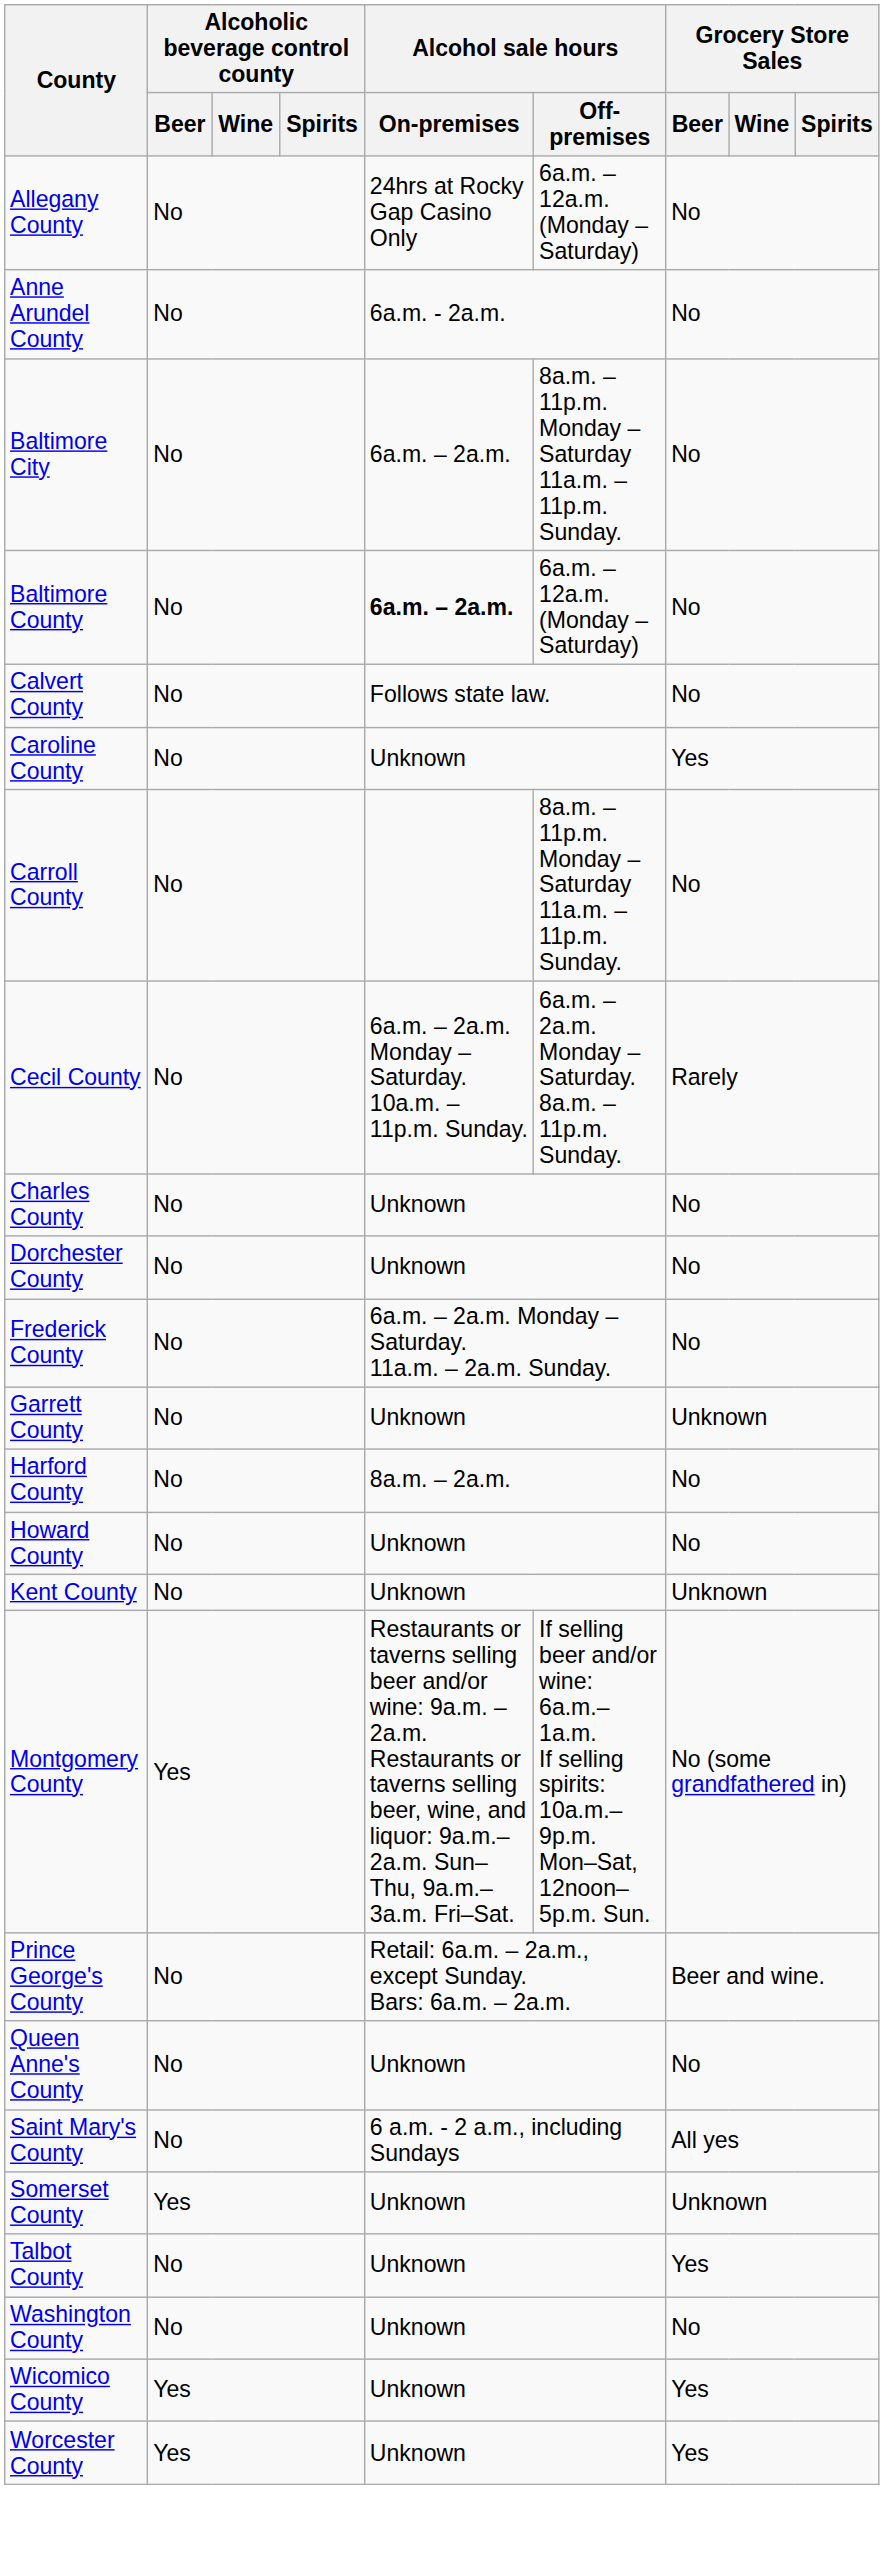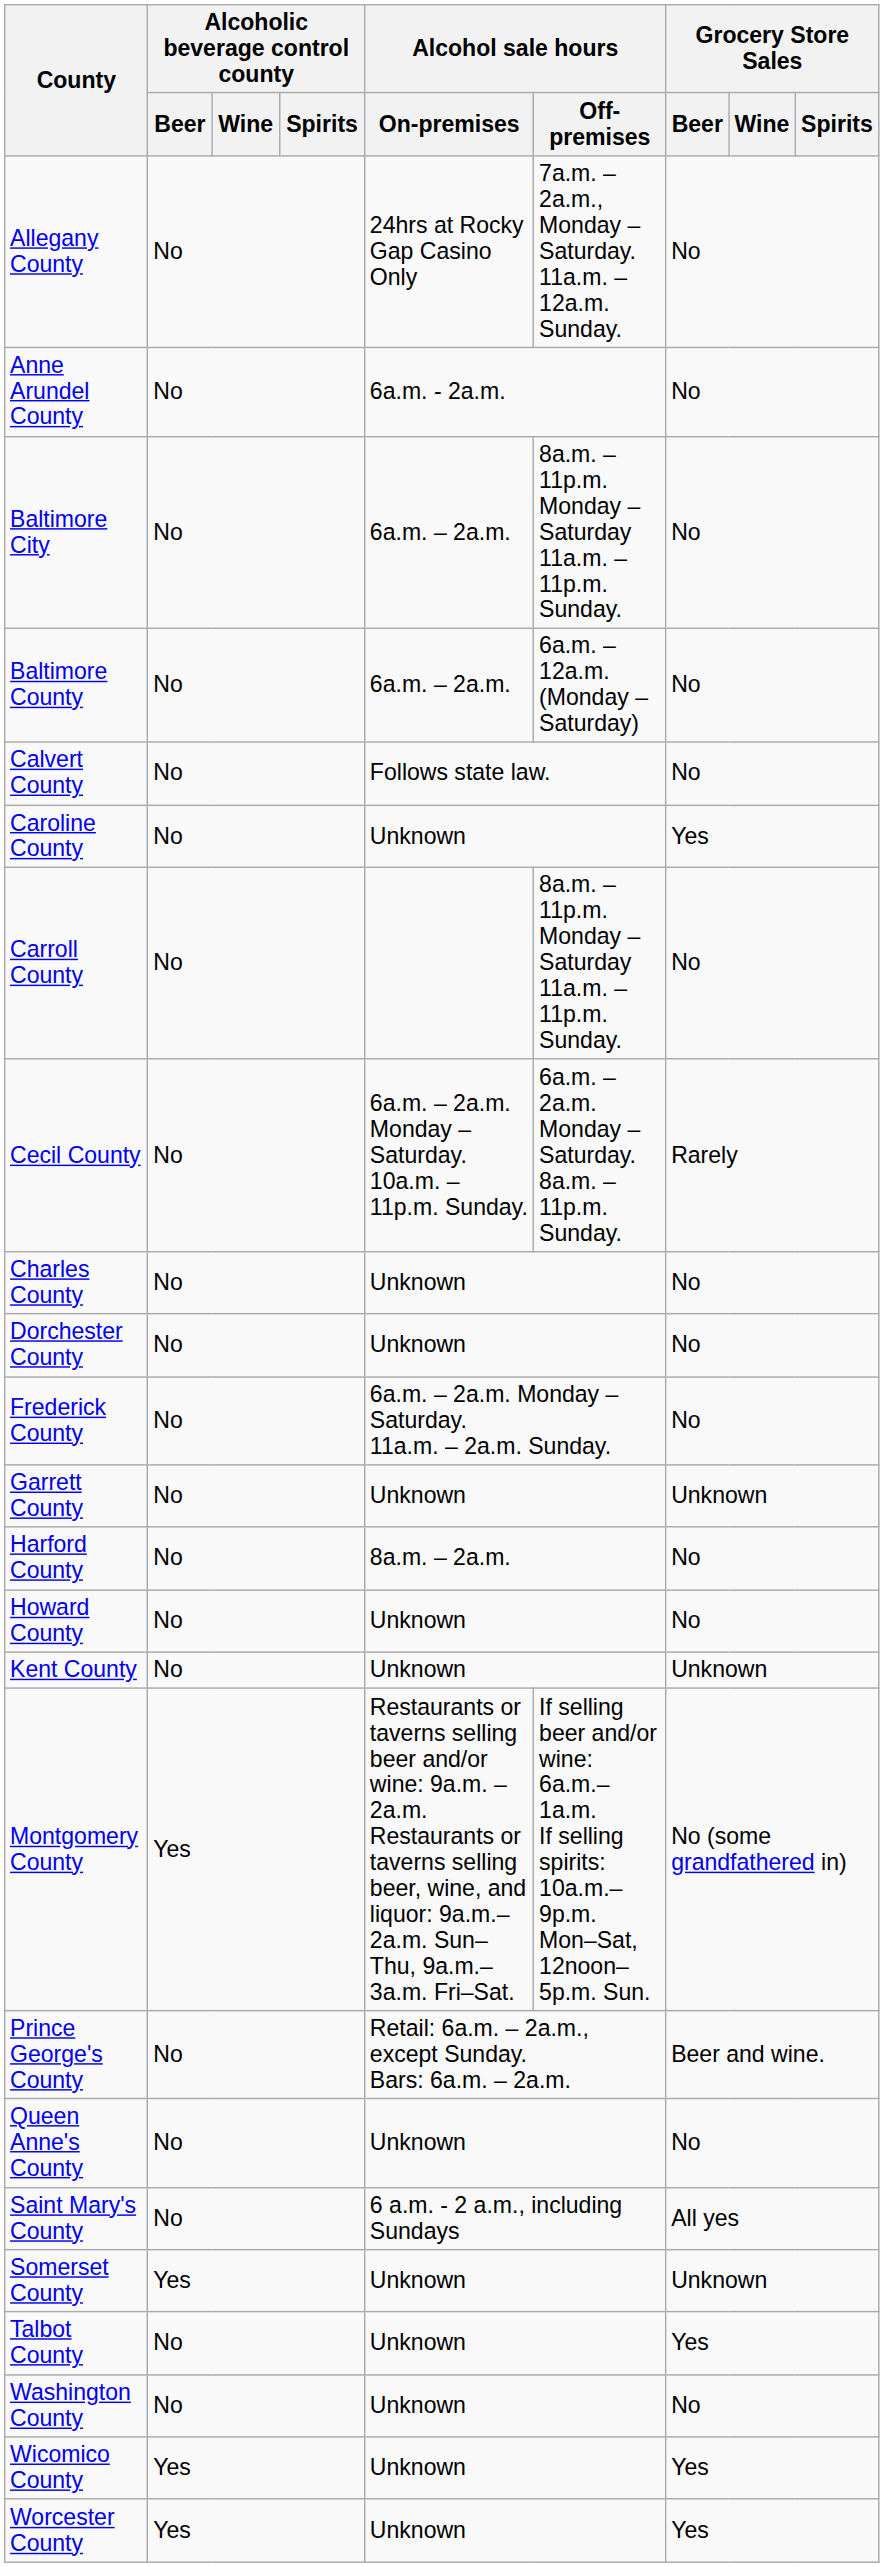(594, 212) 6a.m. – 12a.m. (Monday – Saturday) -> (590, 251) 7a.m. – 2a.m., Monday – Saturday. 11a.m. – 12a.m. Sunday.
(442, 607) bold -> (440, 684) normal
